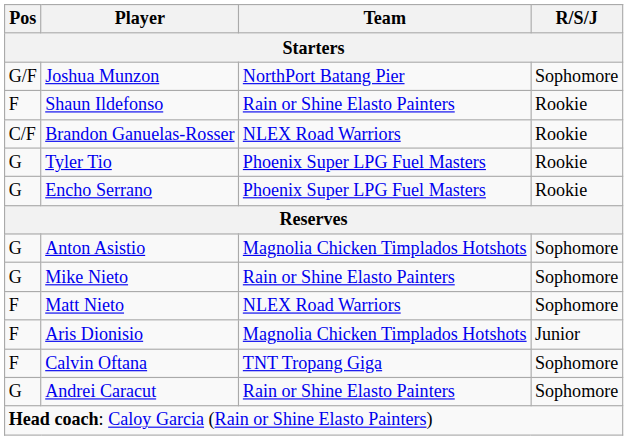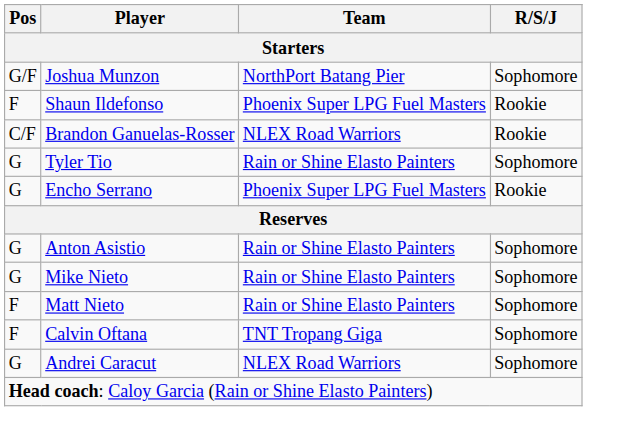(349, 104) Rain or Shine Elasto Painters -> (364, 104) Phoenix Super LPG Fuel Masters
(364, 162) Phoenix Super LPG Fuel Masters -> (349, 162) Rain or Shine Elasto Painters
(561, 162) Rookie -> (536, 162) Sophomore
(385, 248) Magnolia Chicken Timplados Hotshots -> (349, 248) Rain or Shine Elasto Painters
(322, 305) NLEX Road Warriors -> (349, 305) Rain or Shine Elasto Painters
- row: (94, 334)
(349, 391) Rain or Shine Elasto Painters -> (322, 362) NLEX Road Warriors
